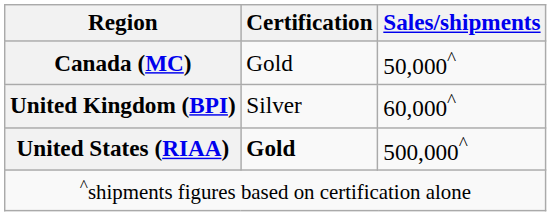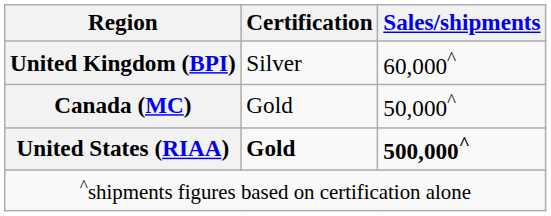rows swapped: (123, 62) <-> (123, 105)
(426, 148) normal -> (427, 148) bold
